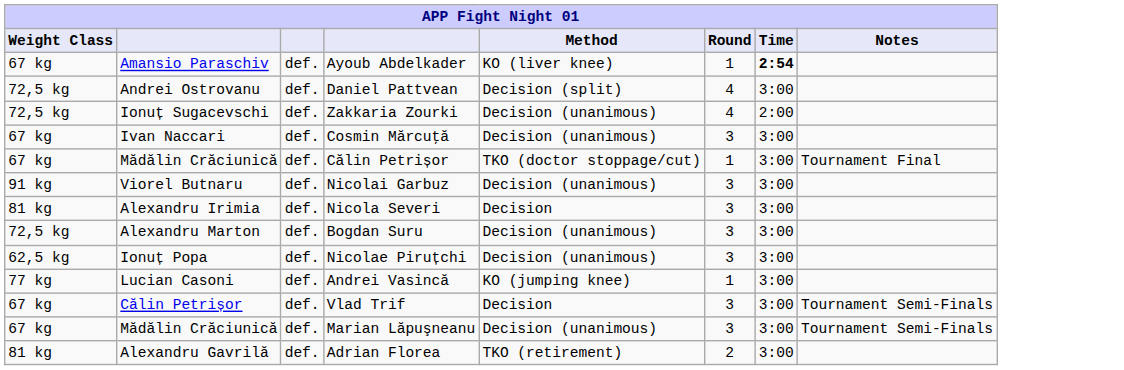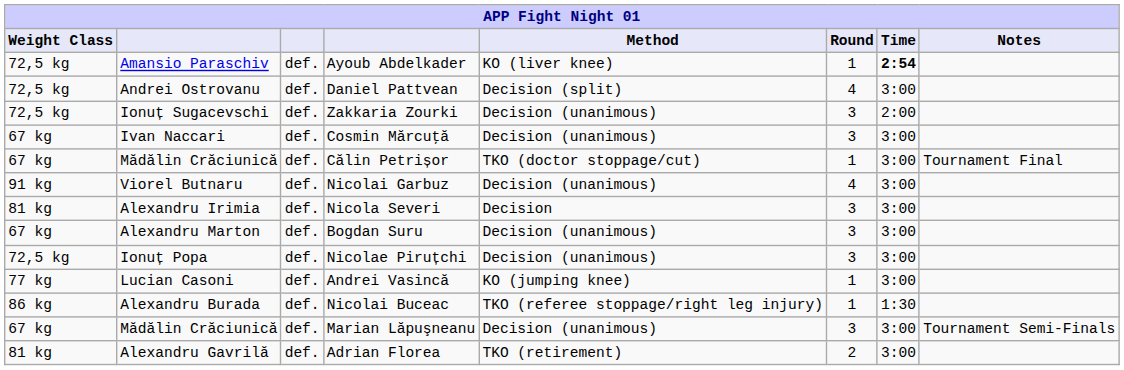(30, 65) 67 kg -> (39, 65) 72,5 kg
(730, 113) 4 -> (852, 113) 3
(730, 185) 3 -> (852, 185) 4
(39, 233) 72,5 kg -> (30, 233) 67 kg
(39, 257) 62,5 kg -> (39, 257) 72,5 kg
+ row: (388, 305)
- row: (366, 305)
